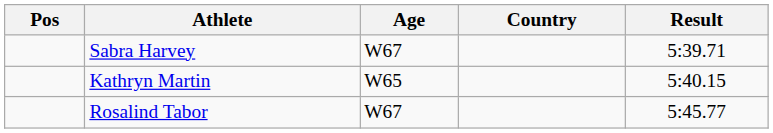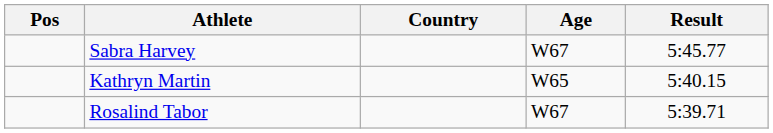columns swapped: (409, 19) <-> (542, 19)
(697, 50) 5:39.71 -> (697, 50) 5:45.77
(697, 111) 5:45.77 -> (697, 111) 5:39.71
